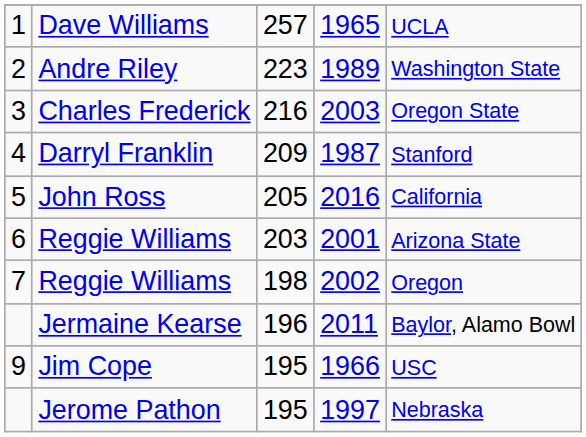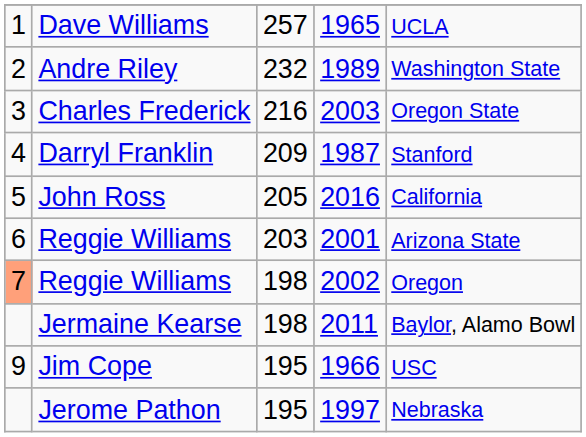(285, 68) 223 -> (285, 68) 232
(19, 281) no background -> (19, 281) lightsalmon background
(285, 324) 196 -> (285, 324) 198
